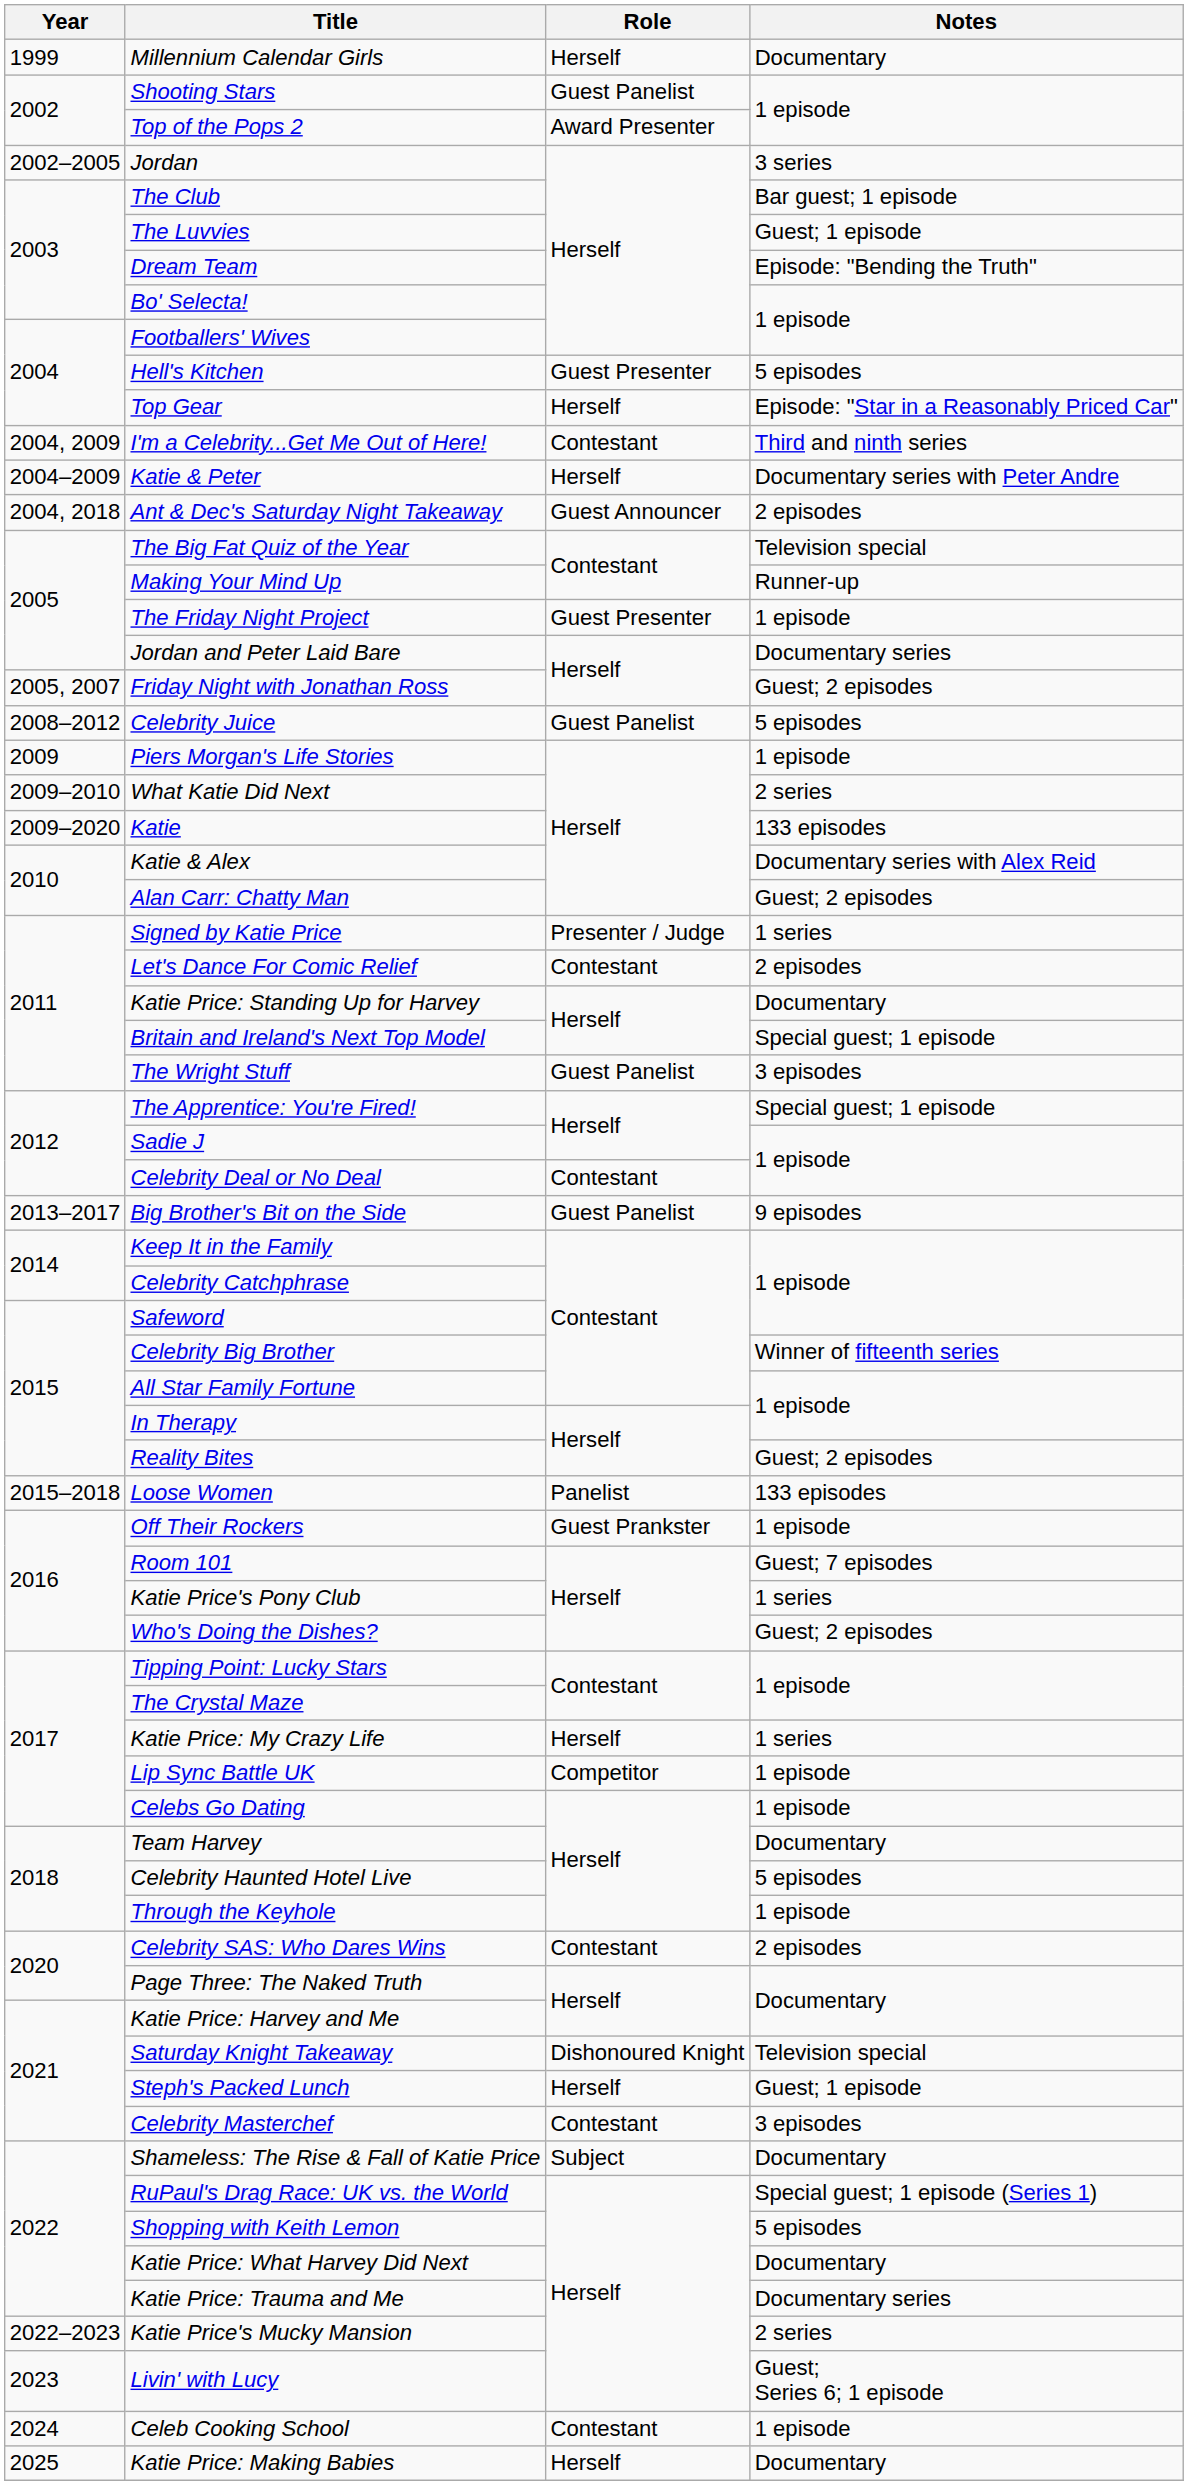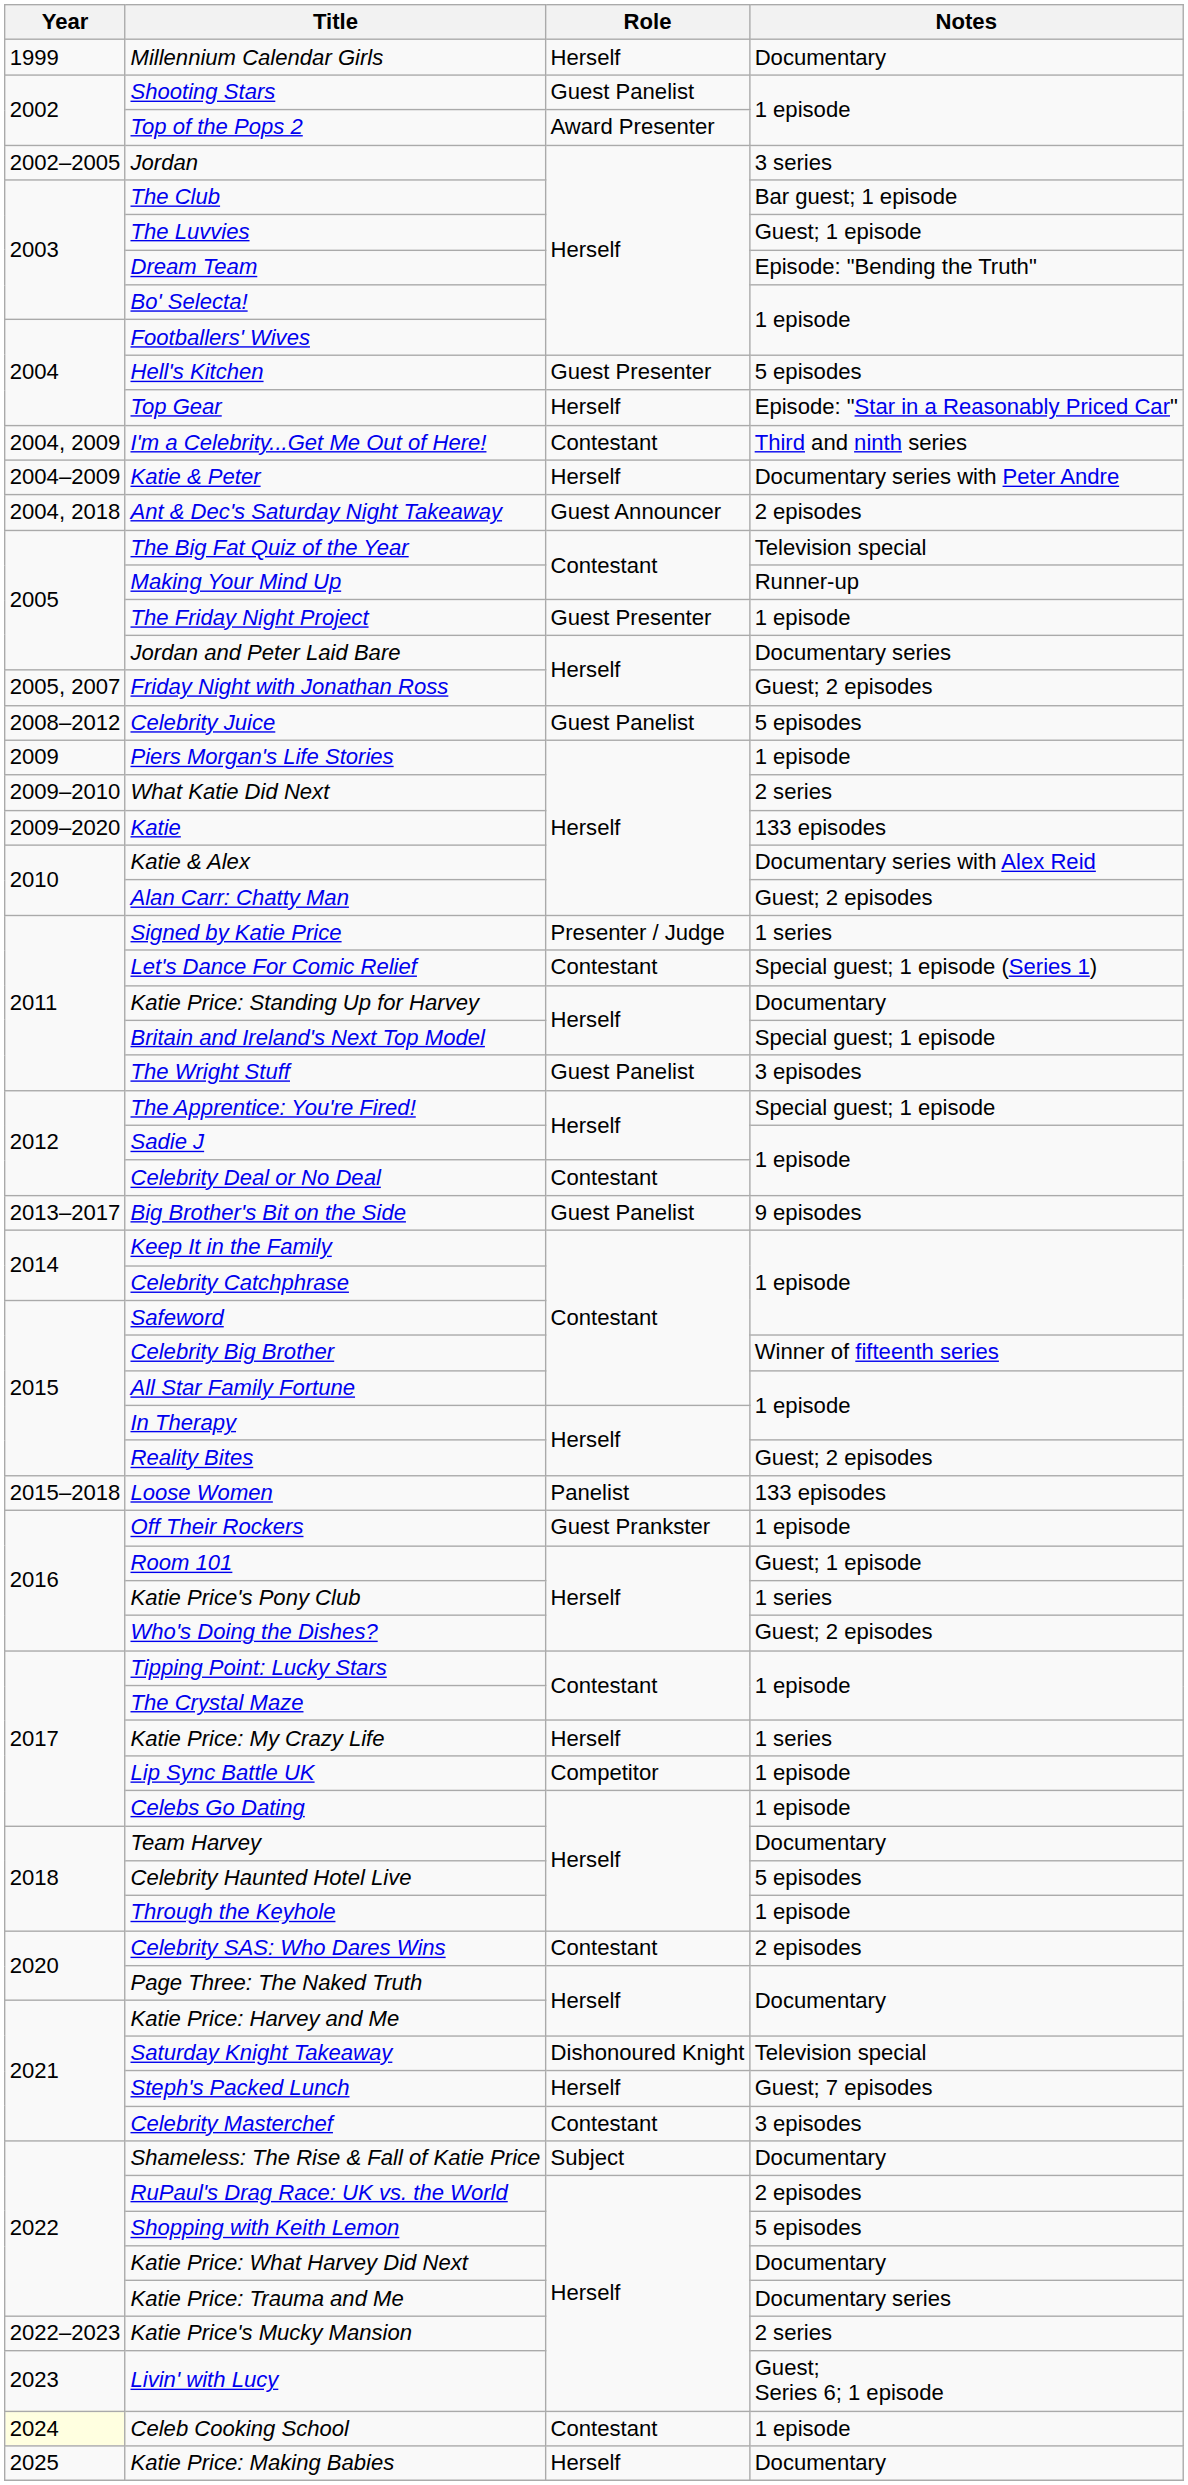(808, 967) 2 episodes -> (926, 967) Special guest; 1 episode (Series 1)
(844, 1562) Guest; 7 episodes -> (838, 1562) Guest; 1 episode
(838, 2088) Guest; 1 episode -> (844, 2088) Guest; 7 episodes
(926, 2193) Special guest; 1 episode (Series 1) -> (808, 2193) 2 episodes
(34, 2428) no background -> (34, 2428) lightyellow background
